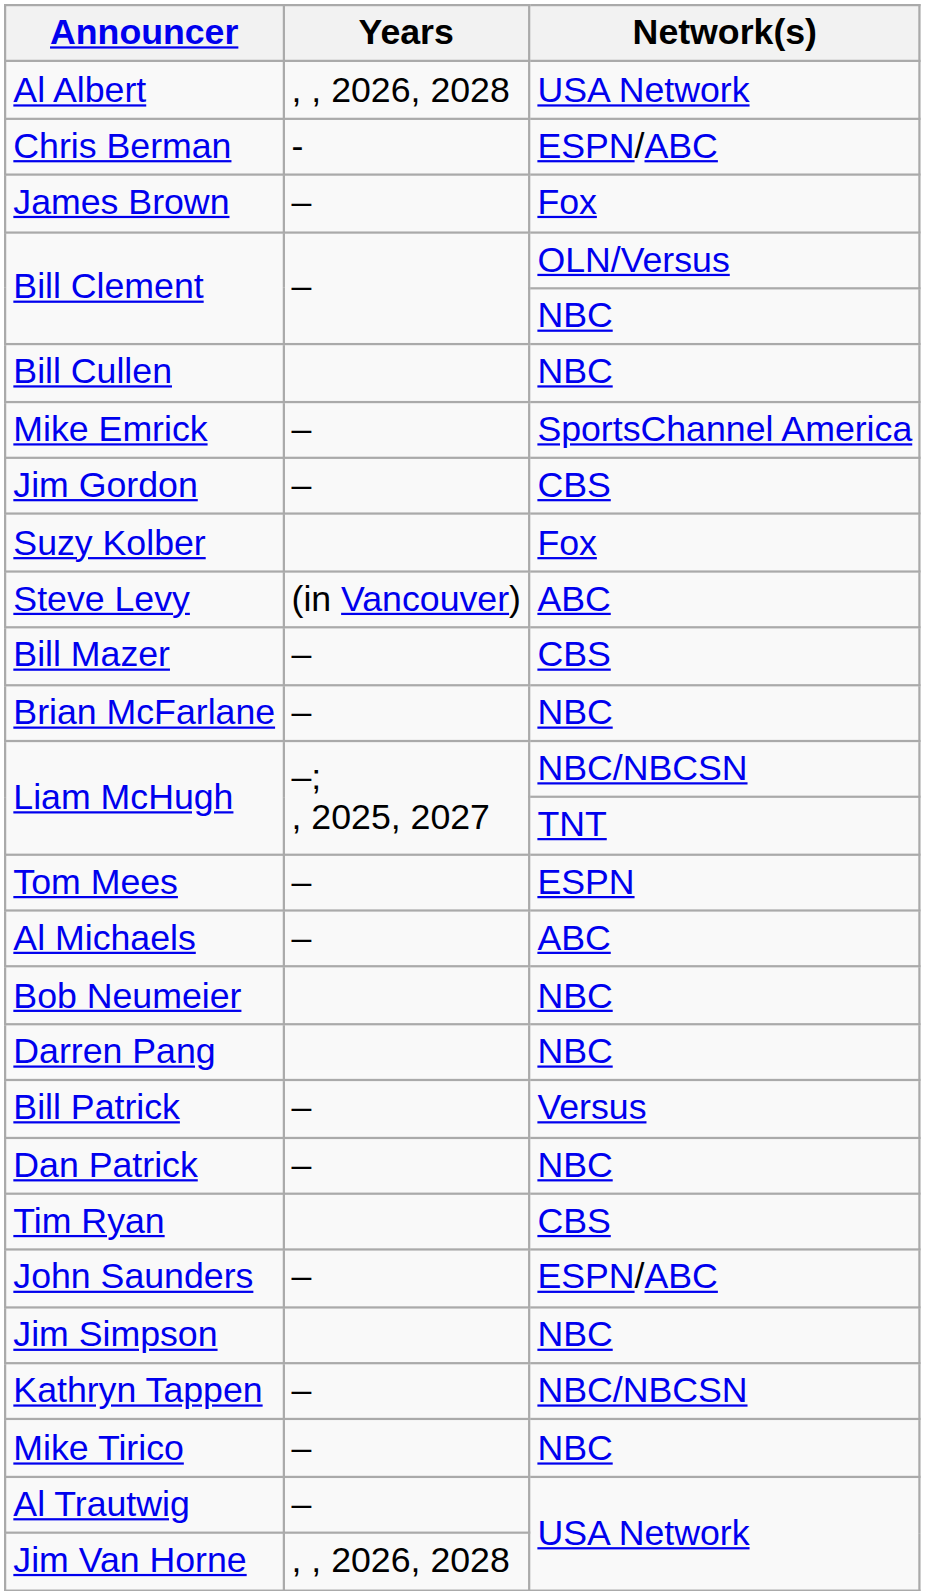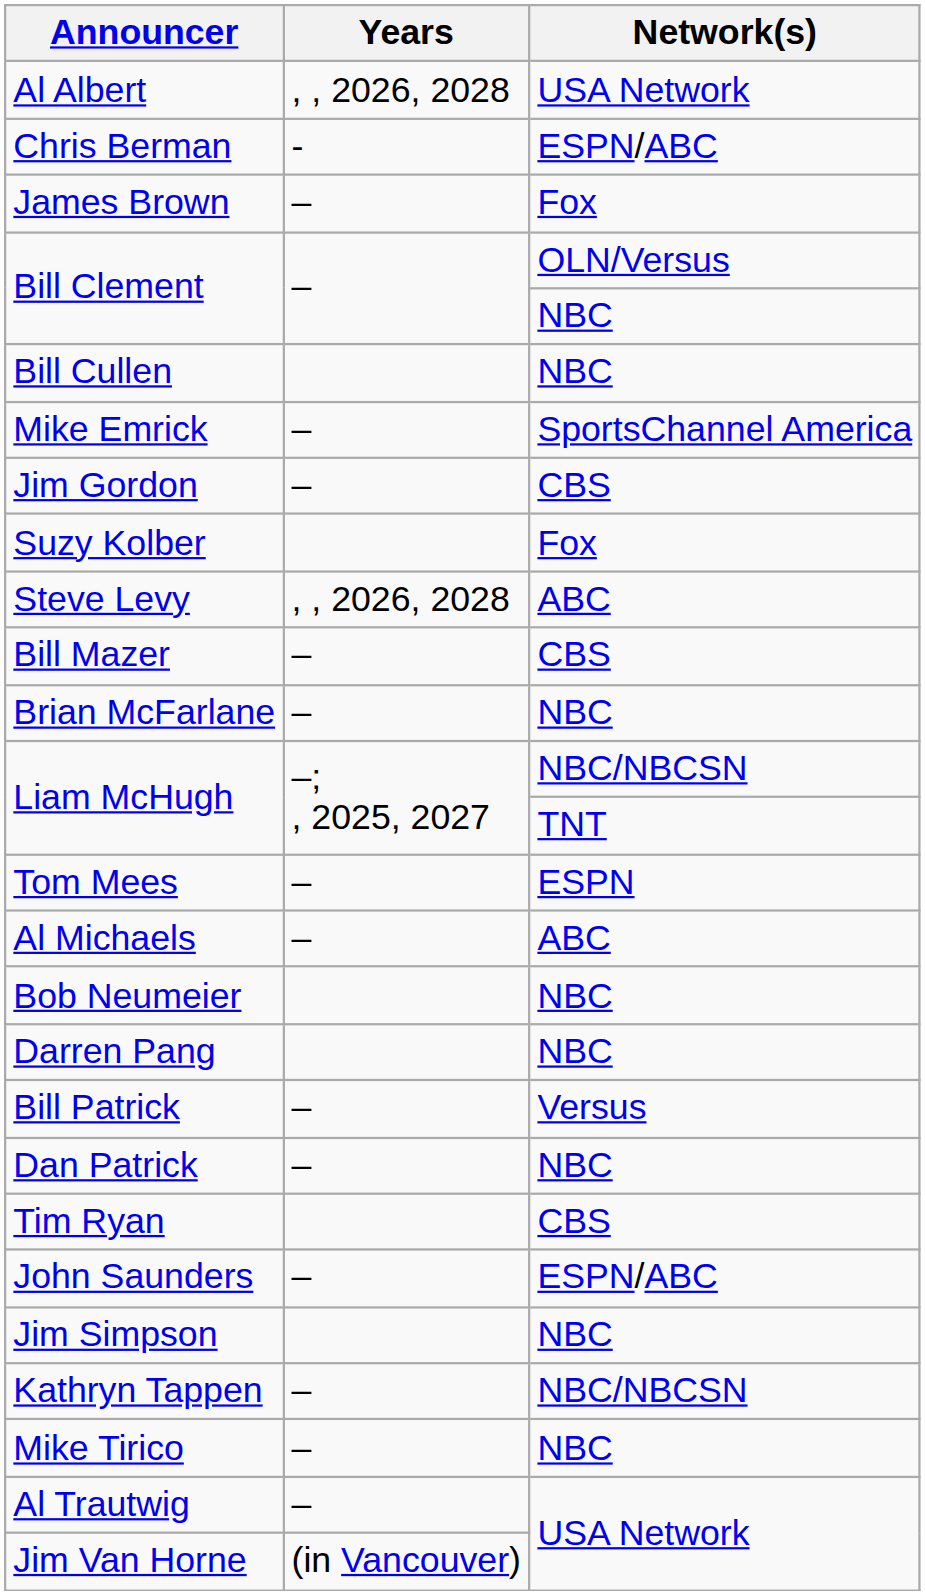(406, 598) (in Vancouver) -> (401, 598) , , 2026, 2028
(401, 1560) , , 2026, 2028 -> (406, 1560) (in Vancouver)
